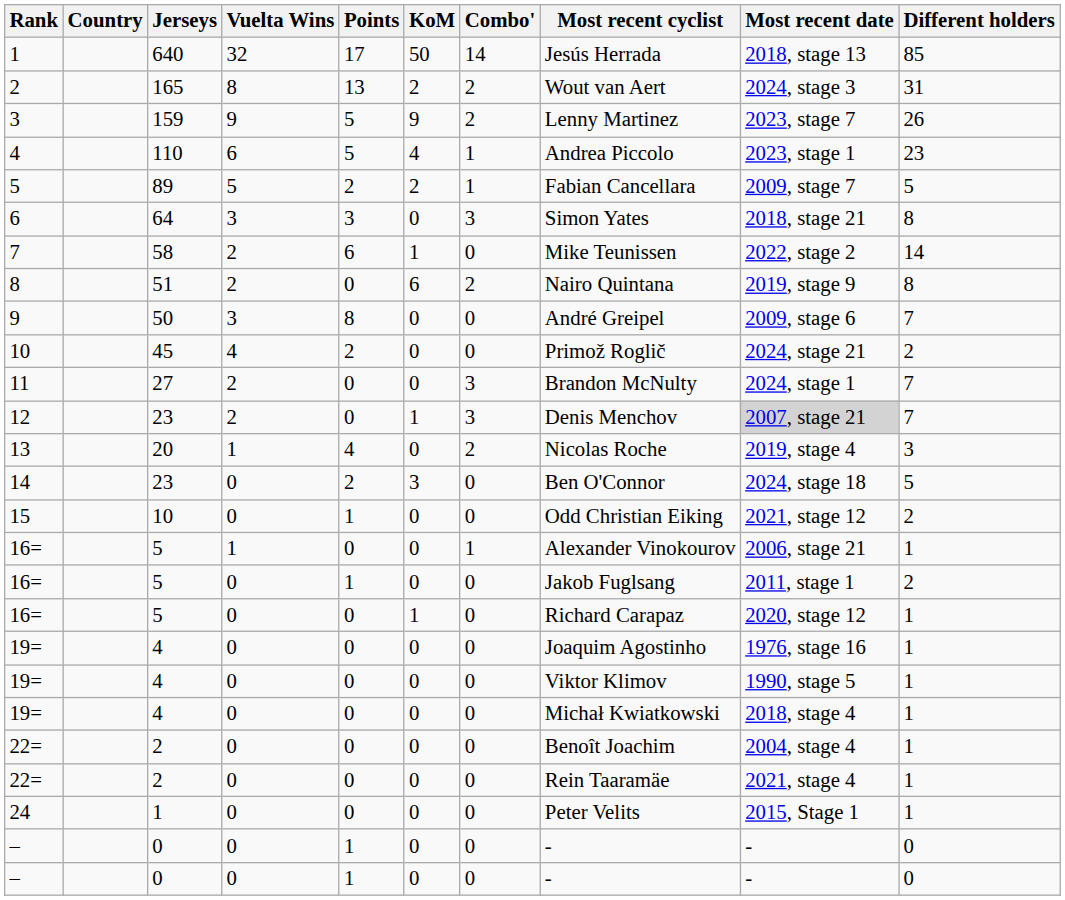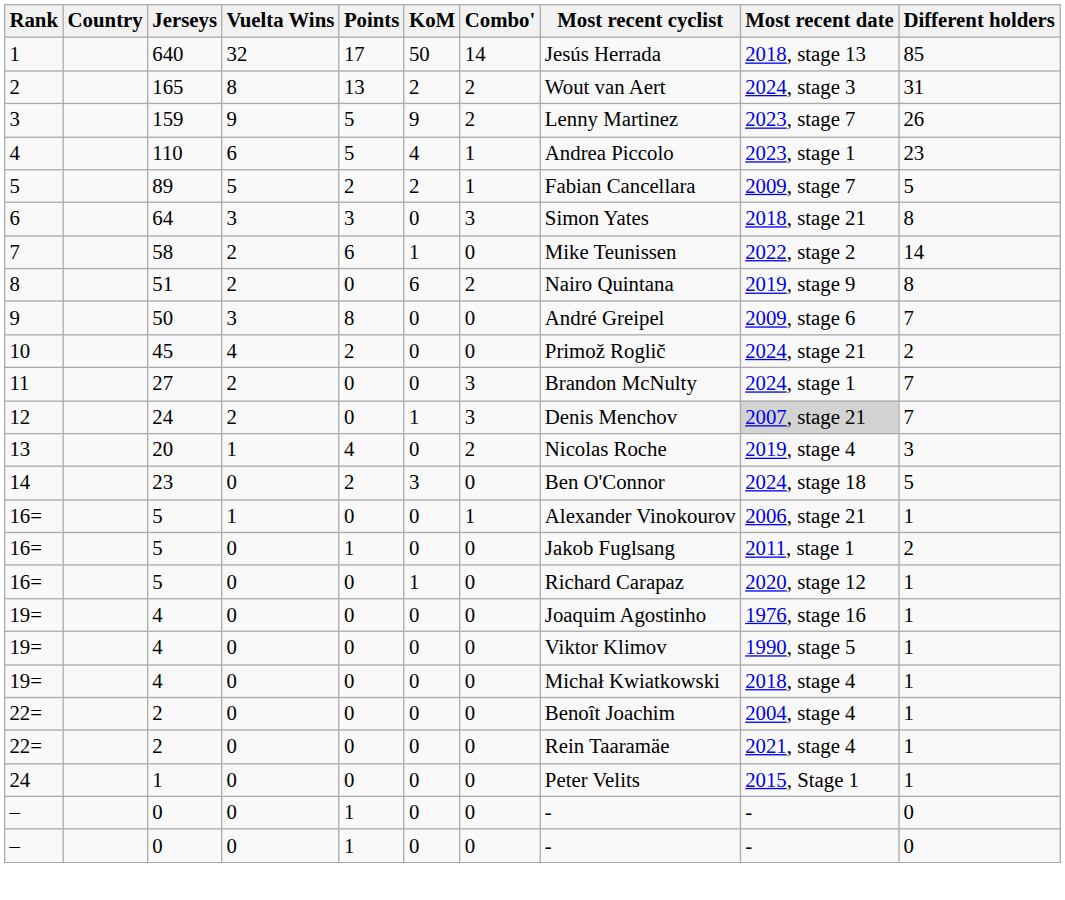(163, 416) 23 -> (163, 416) 24
- row: (20, 515)
